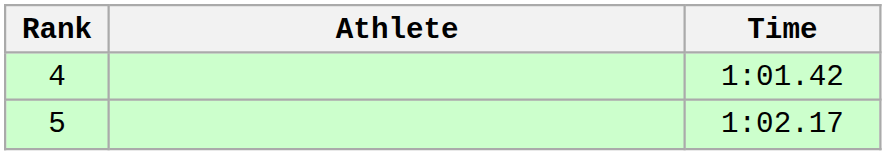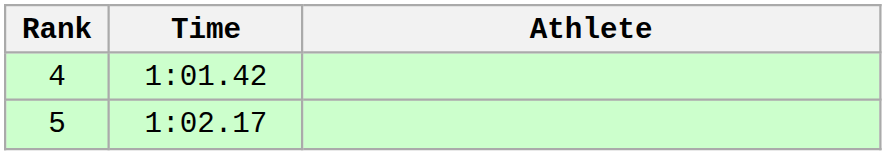columns swapped: (397, 29) <-> (782, 29)
